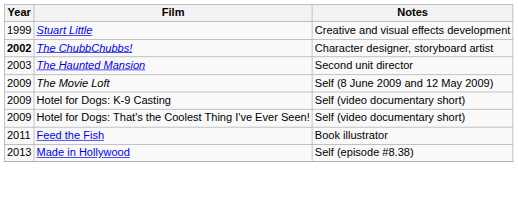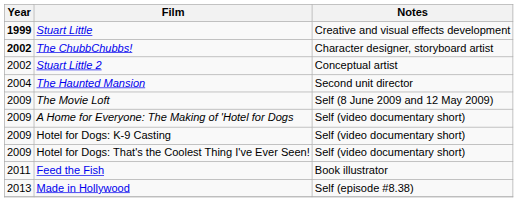(19, 30) normal -> (19, 30) bold
+ row: (69, 65)
(19, 65) 2003 -> (19, 83) 2004
+ row: (165, 118)
